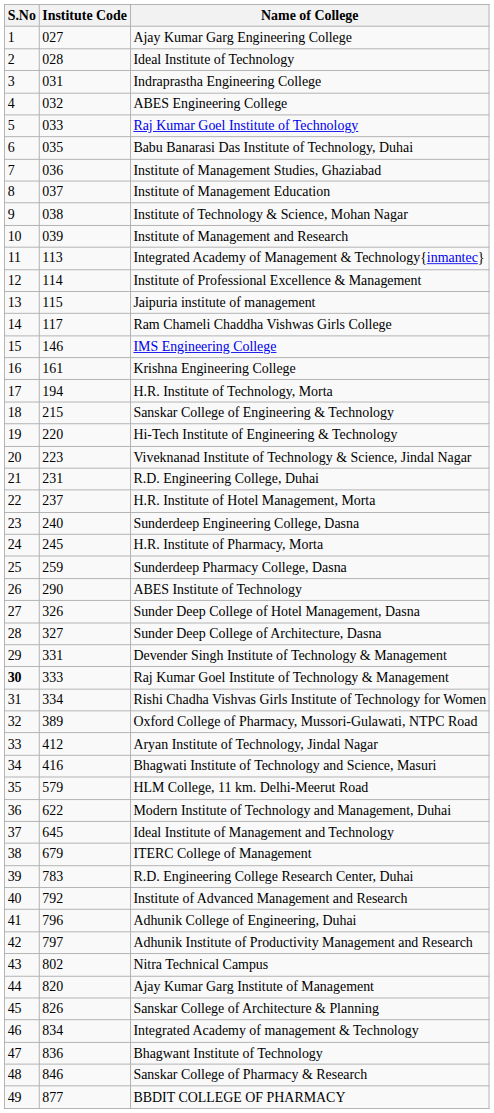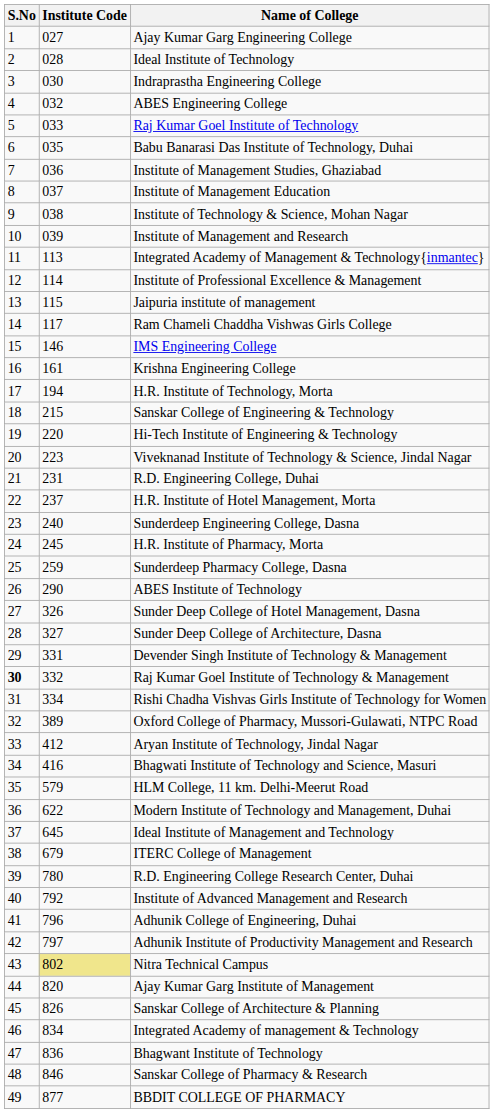(53, 81) 031 -> (53, 81) 030
(53, 677) 333 -> (53, 677) 332
(53, 876) 783 -> (53, 876) 780
(53, 964) no background -> (53, 964) khaki background
